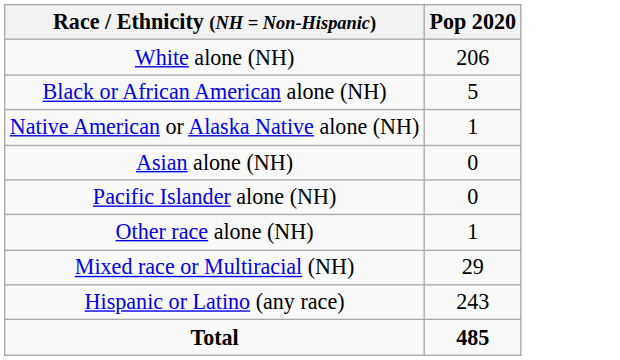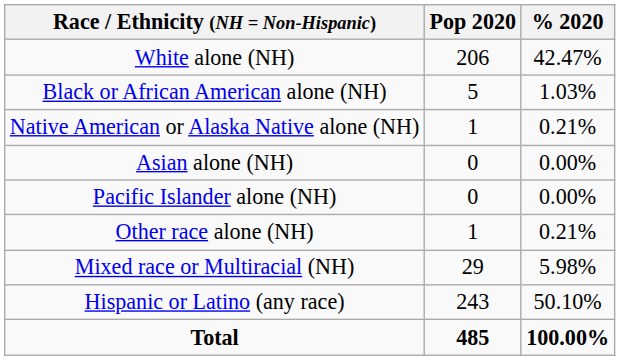+ column: (568, 22)
